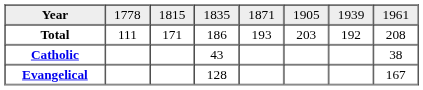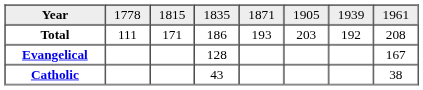rows swapped: (55, 54) <-> (55, 74)
